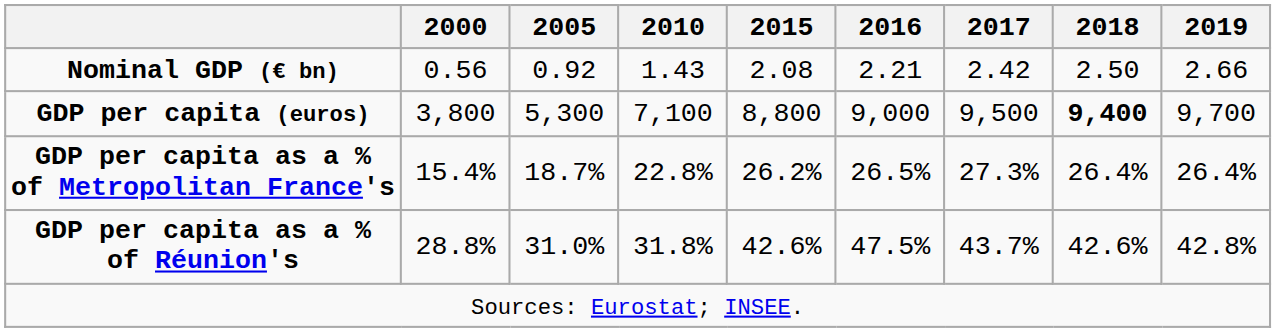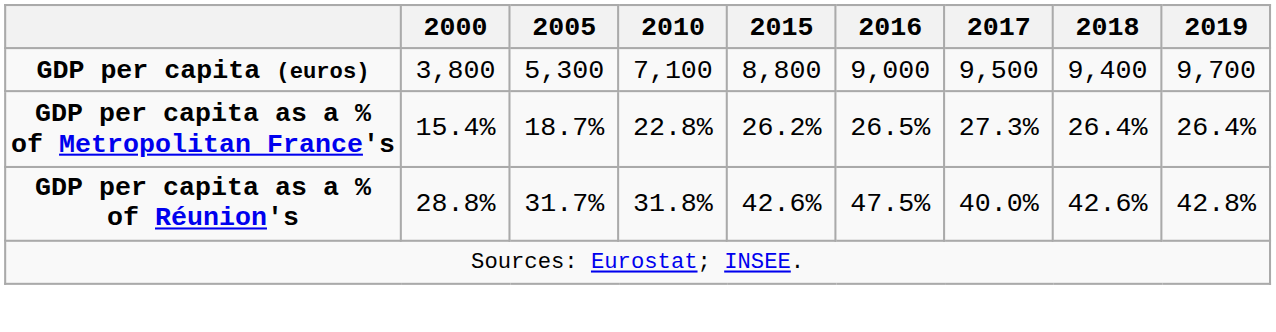- row: (203, 70)
(1107, 114) bold -> (1107, 70) normal
(564, 247) 31.0% -> (564, 203) 31.7%
(999, 247) 43.7% -> (999, 203) 40.0%
